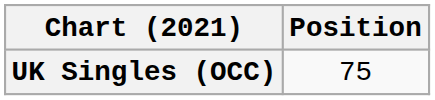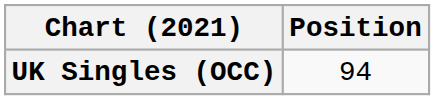(356, 72) 75 -> (356, 72) 94
